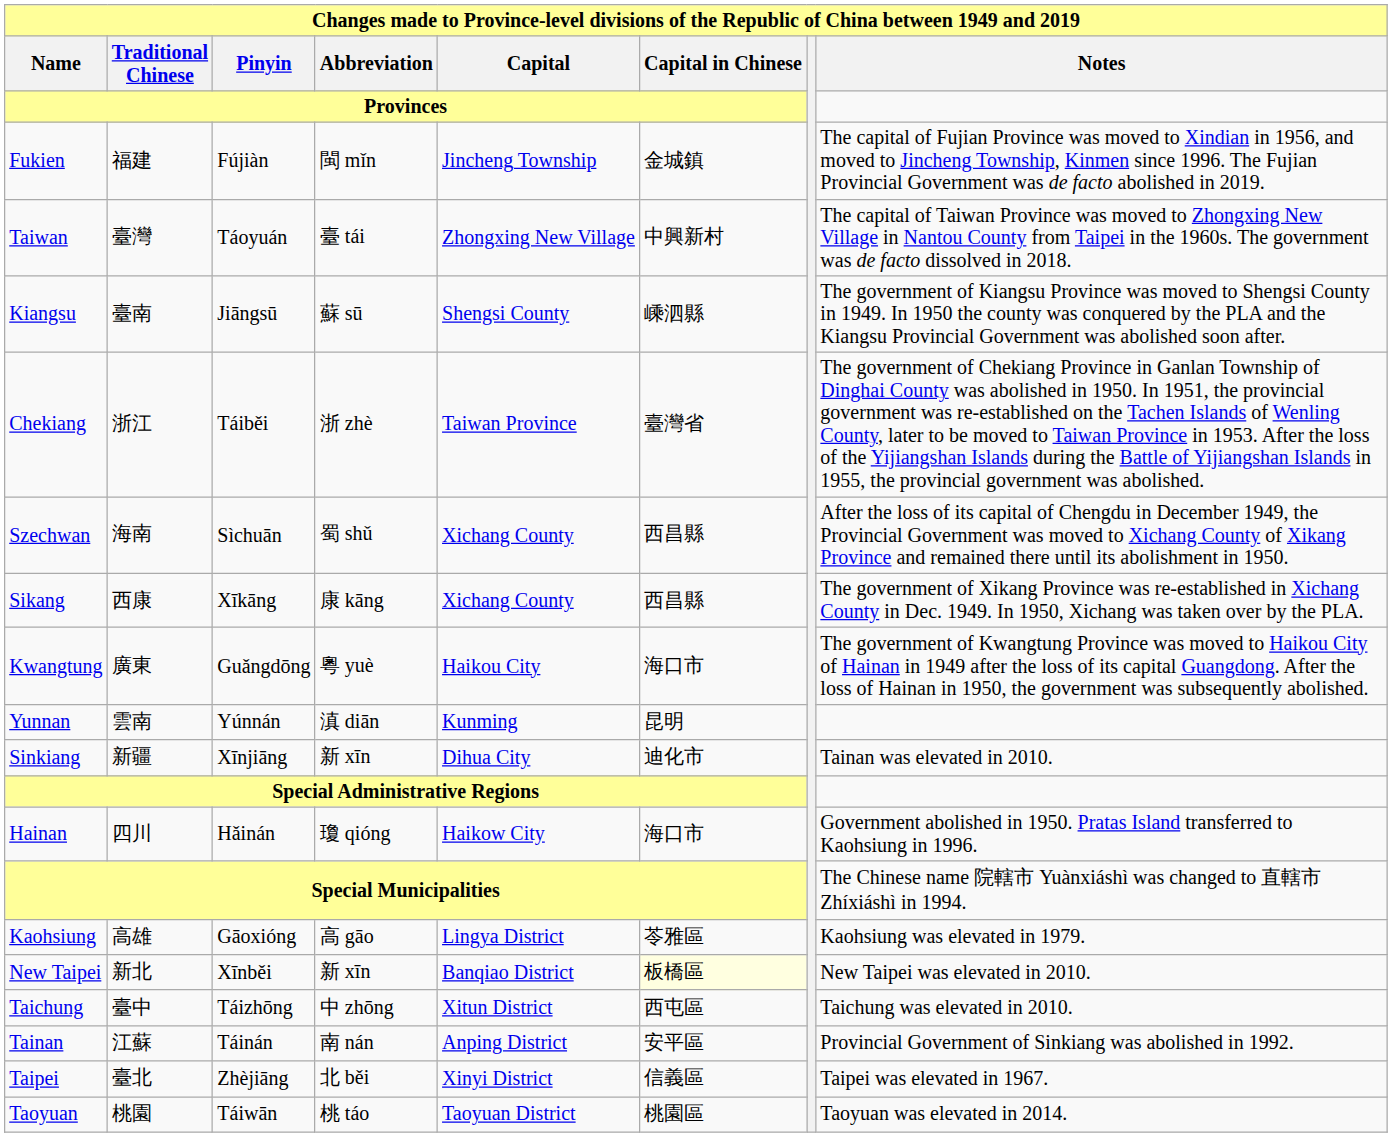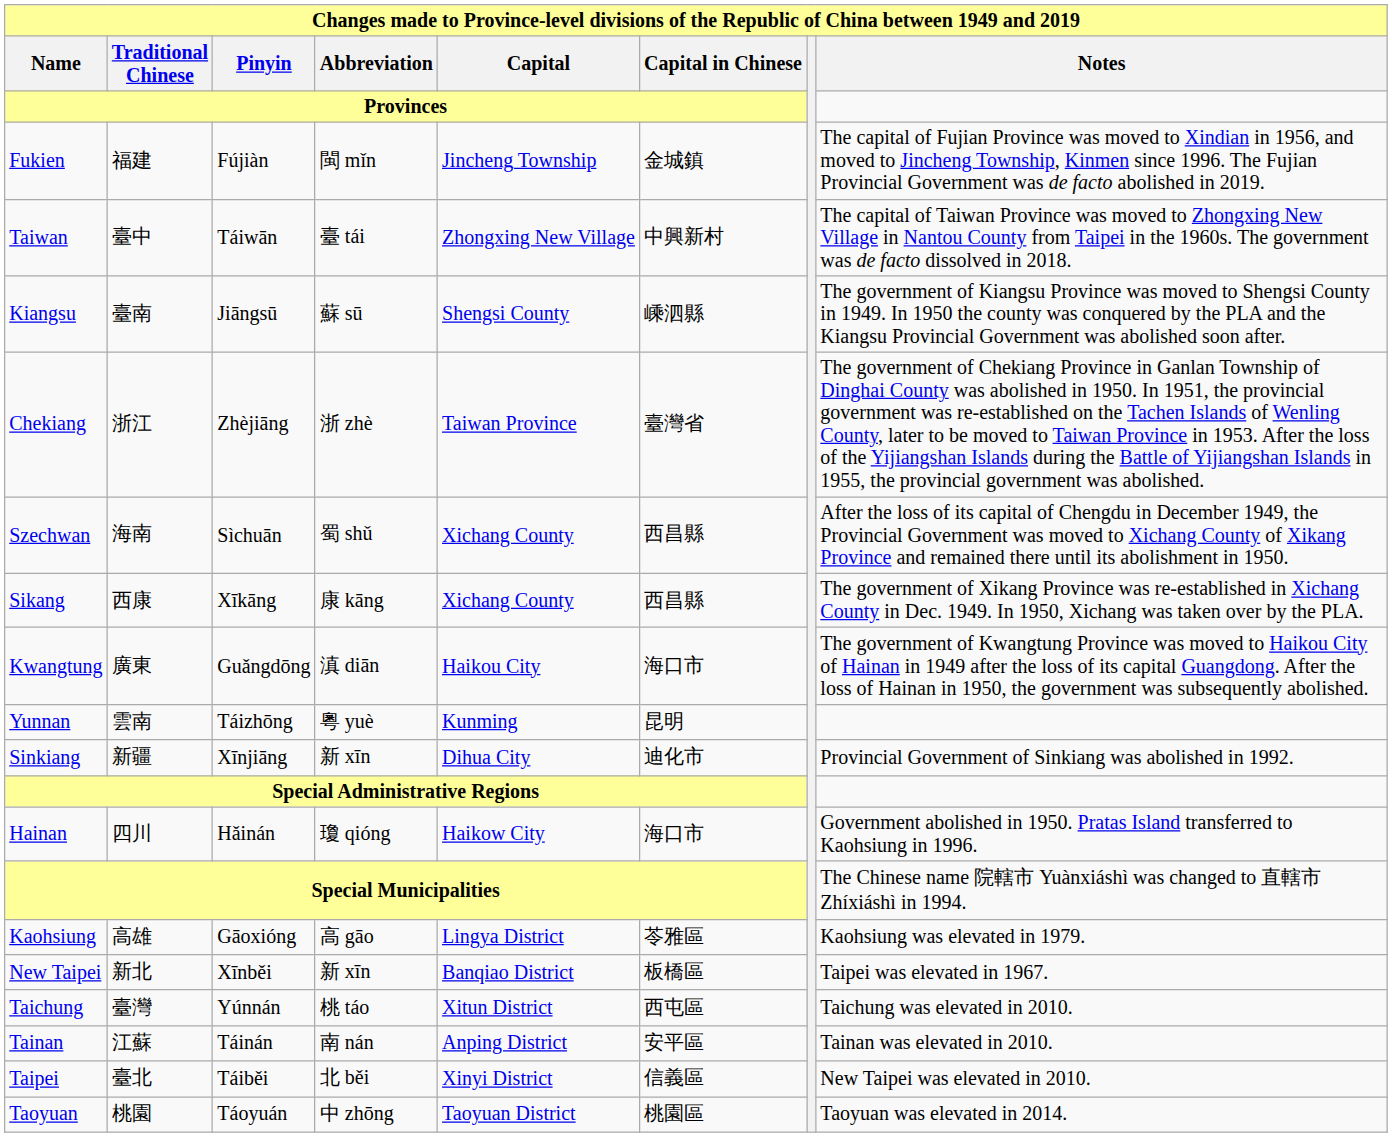(132, 236) 臺灣 -> (132, 236) 臺中
(252, 237) Táoyuán -> (247, 237) Táiwān
(243, 424) Táiběi -> (253, 424) Zhèjiāng
(347, 665) 粵 yuè -> (350, 665) 滇 diān
(249, 721) Yúnnán -> (255, 721) Táizhōng
(350, 721) 滇 diān -> (347, 721) 粵 yuè
(937, 757) Tainan was elevated in 2010. -> (1057, 757) Provincial Government of Sinkiang was abolished in 1992.
(674, 971) lightyellow background -> (674, 971) no background
(956, 972) New Taipei was elevated in 2010. -> (934, 972) Taipei was elevated in 1967.
(132, 1007) 臺中 -> (132, 1007) 臺灣
(255, 1007) Táizhōng -> (249, 1007) Yúnnán
(357, 1007) 中 zhōng -> (345, 1007) 桃 táo
(1057, 1043) Provincial Government of Sinkiang was abolished in 1992. -> (937, 1043) Tainan was elevated in 2010.
(253, 1078) Zhèjiāng -> (243, 1078) Táiběi
(934, 1078) Taipei was elevated in 1967. -> (956, 1078) New Taipei was elevated in 2010.
(247, 1114) Táiwān -> (252, 1114) Táoyuán
(345, 1113) 桃 táo -> (357, 1113) 中 zhōng
